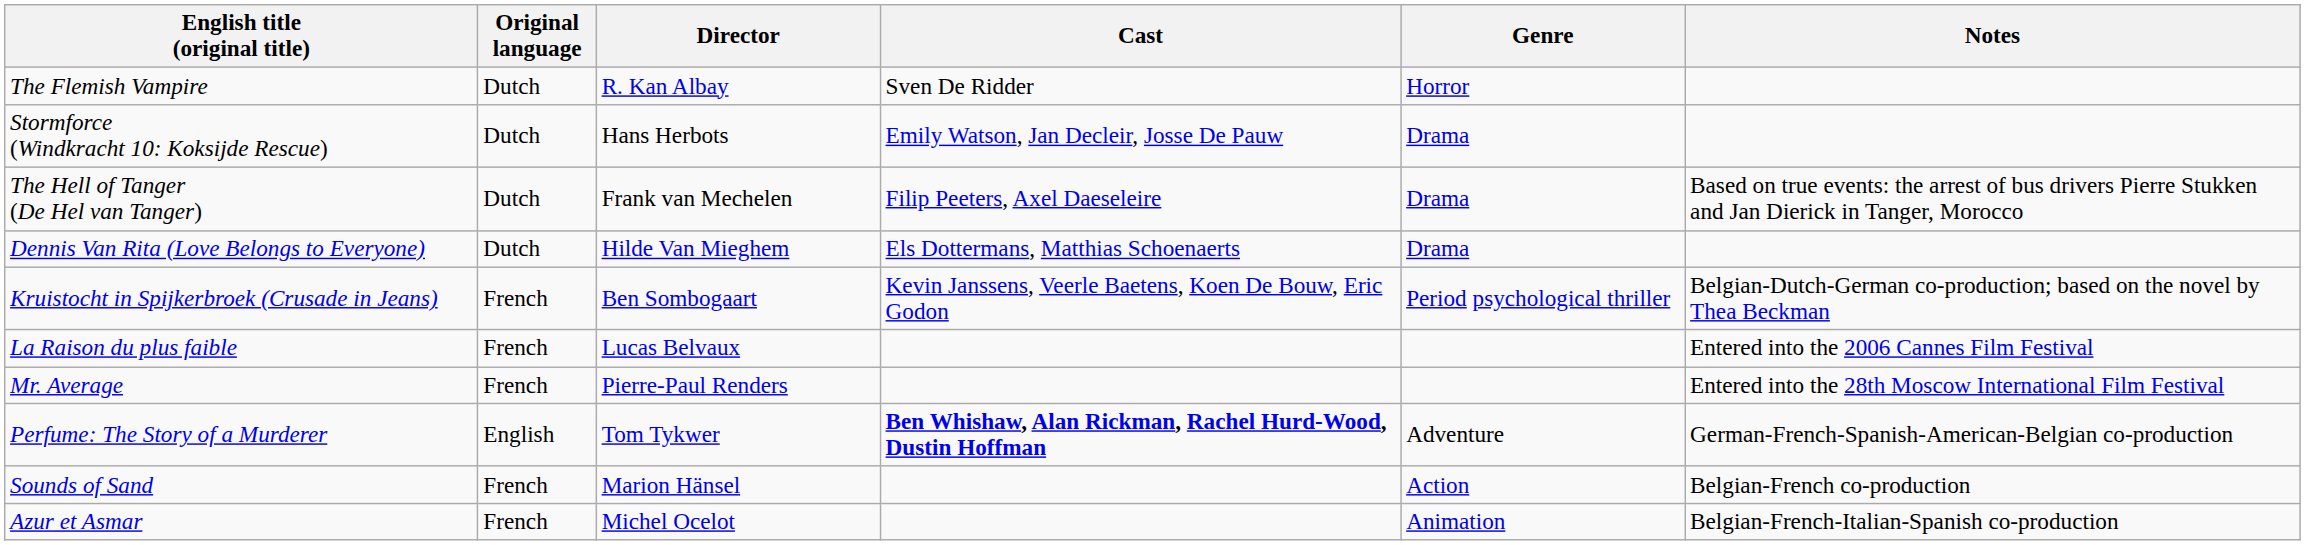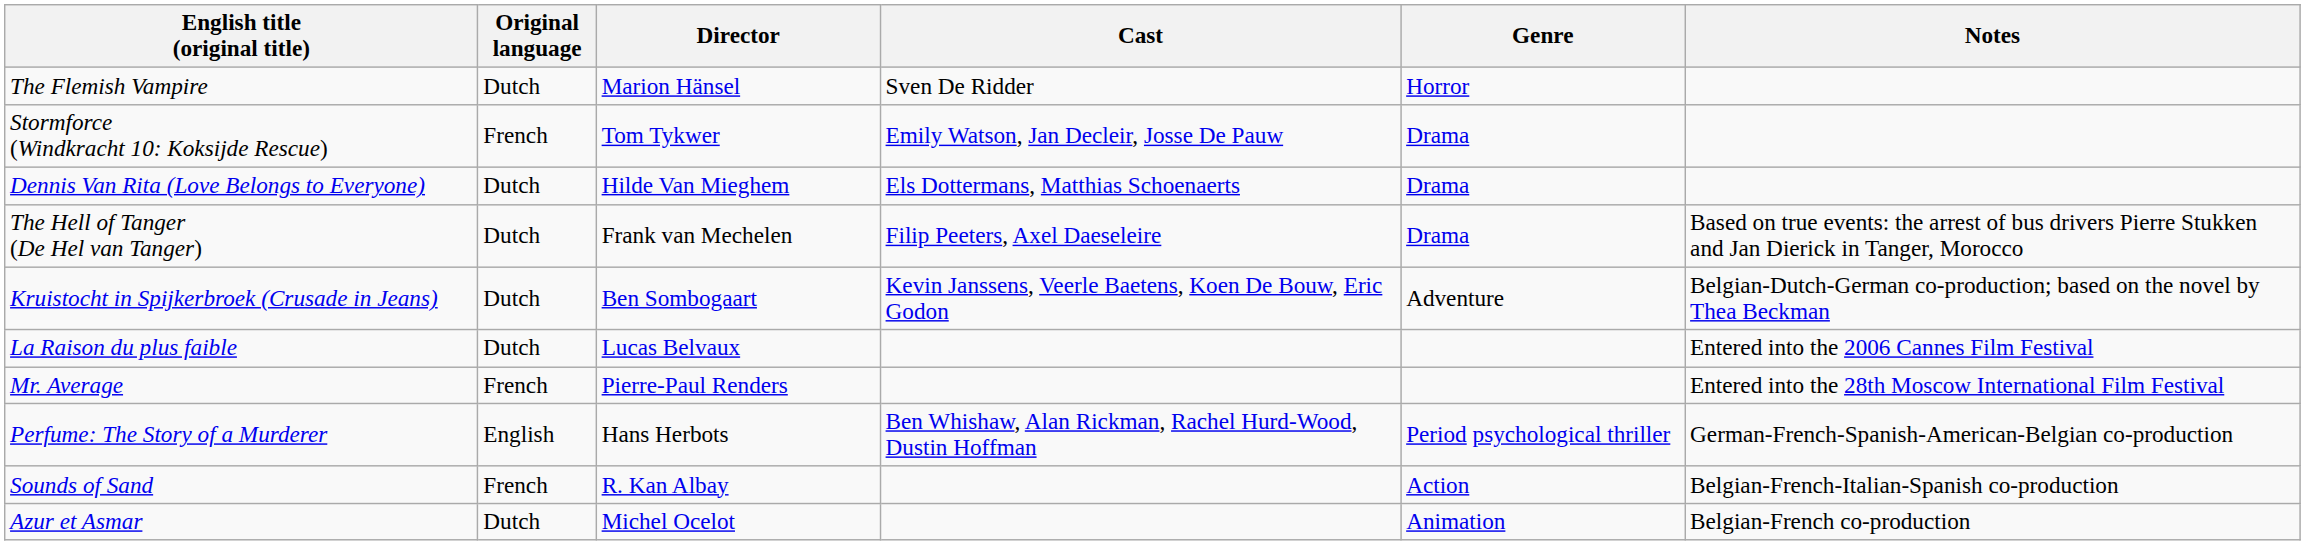(665, 85) R. Kan Albay -> (671, 85) Marion Hänsel
(512, 135) Dutch -> (516, 135) French
(665, 135) Hans Herbots -> (661, 135) Tom Tykwer
rows swapped: (106, 198) <-> (218, 248)
(516, 298) French -> (512, 298) Dutch
(1538, 298) Period psychological thriller -> (1455, 298) Adventure
(516, 348) French -> (512, 348) Dutch
(661, 434) Tom Tykwer -> (665, 434) Hans Herbots
(1136, 434) bold -> (1121, 434) normal
(1455, 434) Adventure -> (1538, 434) Period psychological thriller
(671, 484) Marion Hänsel -> (665, 484) R. Kan Albay
(1830, 484) Belgian-French co-production -> (1904, 484) Belgian-French-Italian-Spanish co-production
(516, 521) French -> (512, 521) Dutch
(1904, 521) Belgian-French-Italian-Spanish co-production -> (1830, 521) Belgian-French co-production
